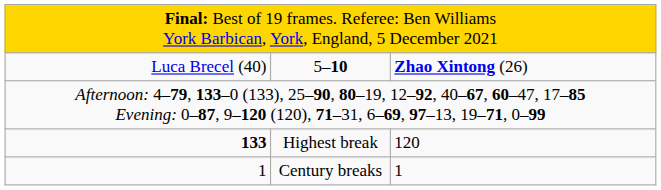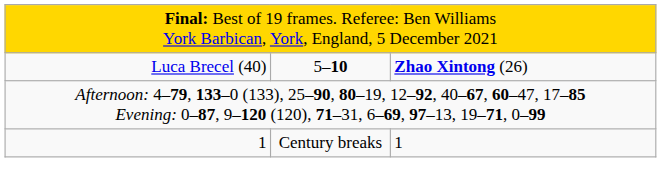- row: (254, 143)
